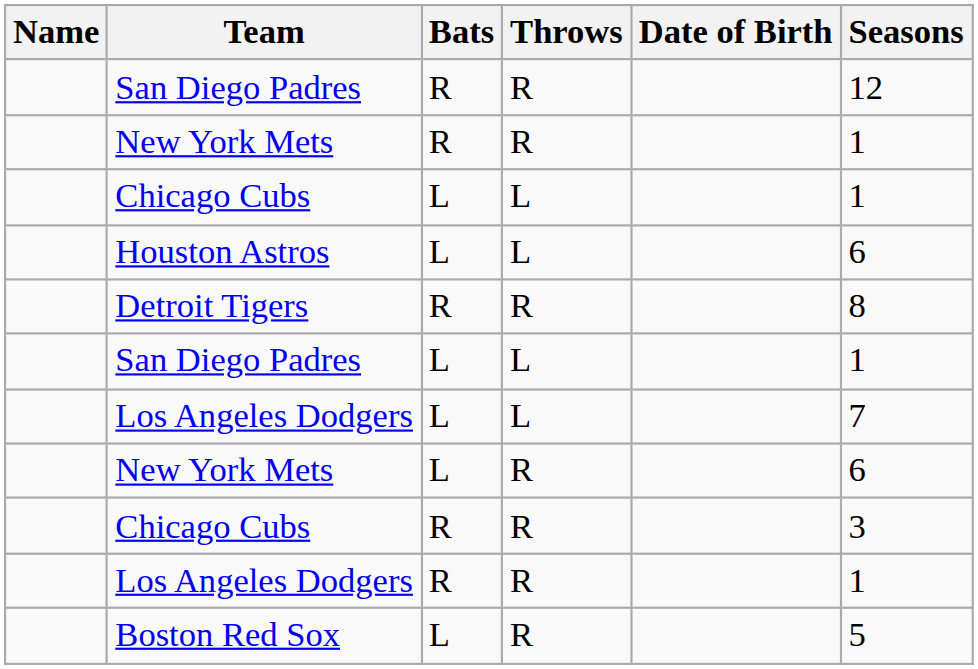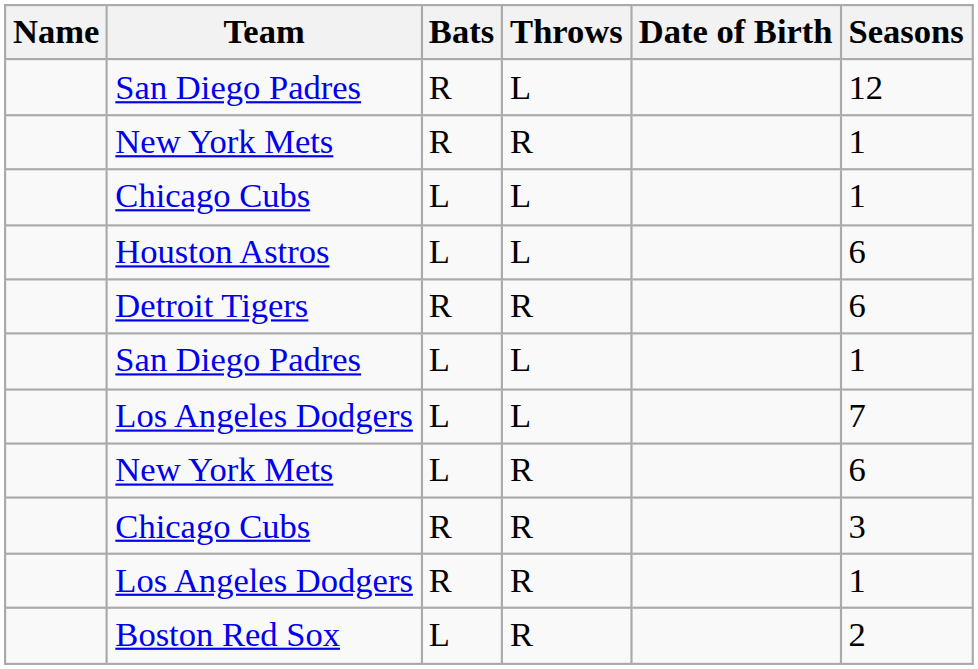(522, 86) R -> (521, 86) L
(857, 305) 8 -> (857, 305) 6
(857, 634) 5 -> (857, 634) 2
